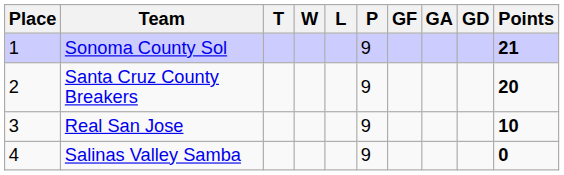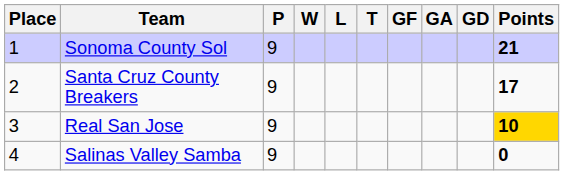columns swapped: (372, 18) <-> (278, 18)
(508, 87) 20 -> (508, 87) 17
(508, 126) no background -> (508, 126) gold background
